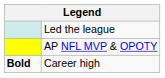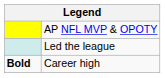rows swapped: (101, 47) <-> (79, 30)
